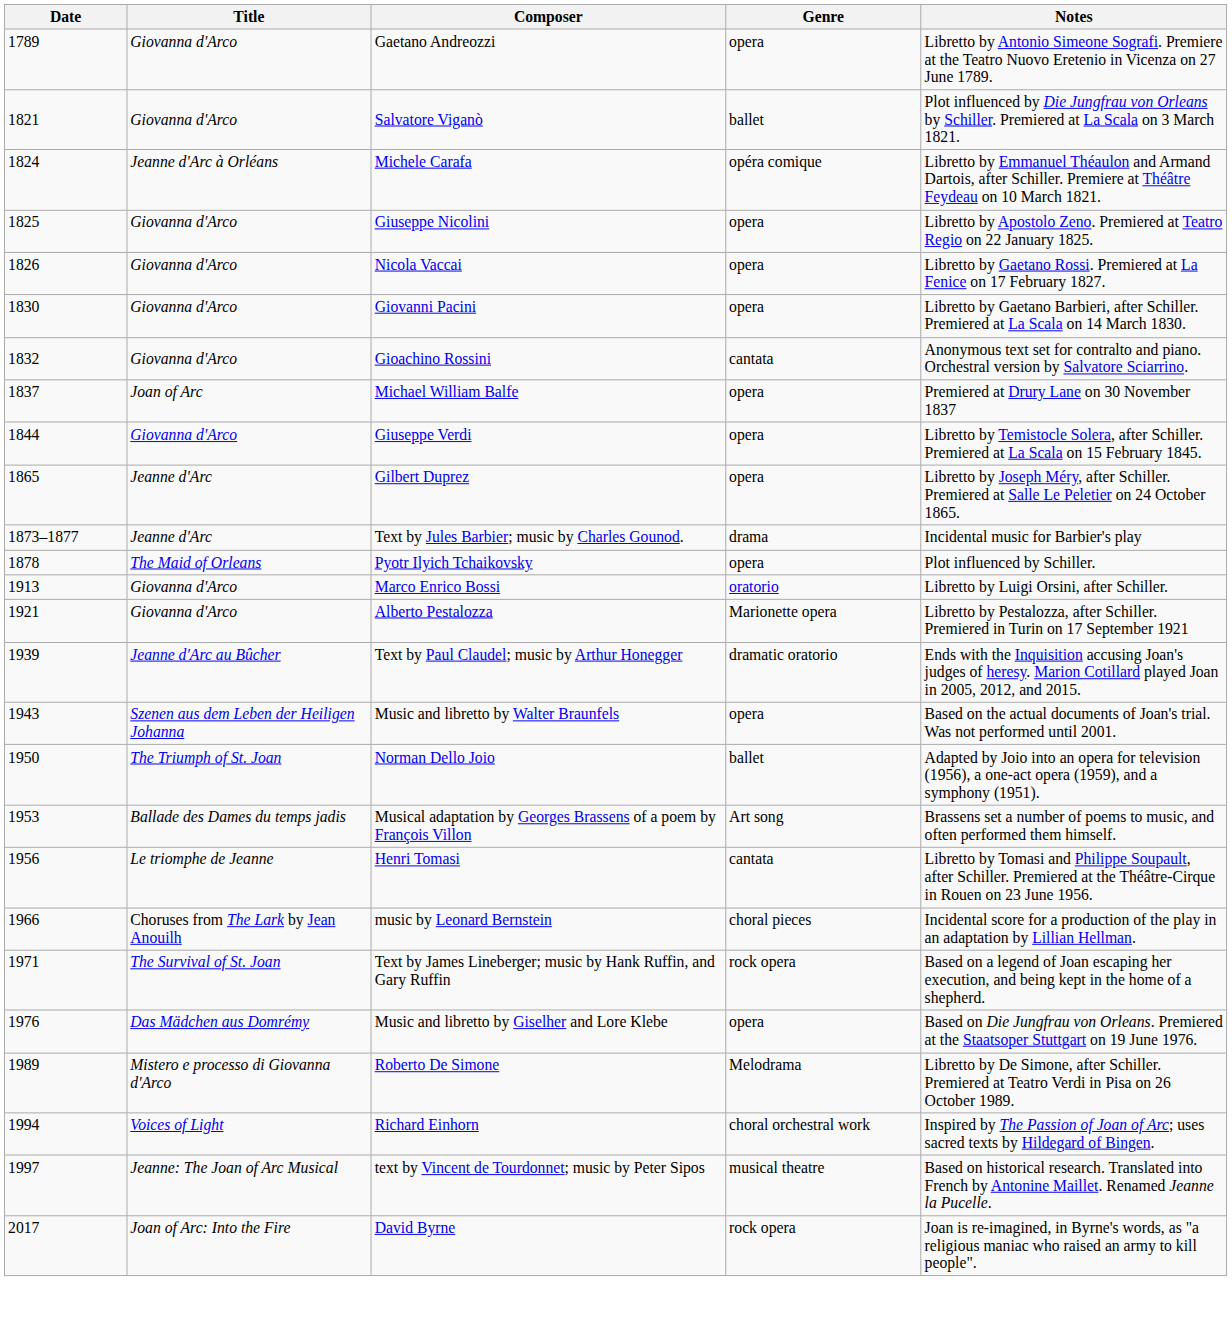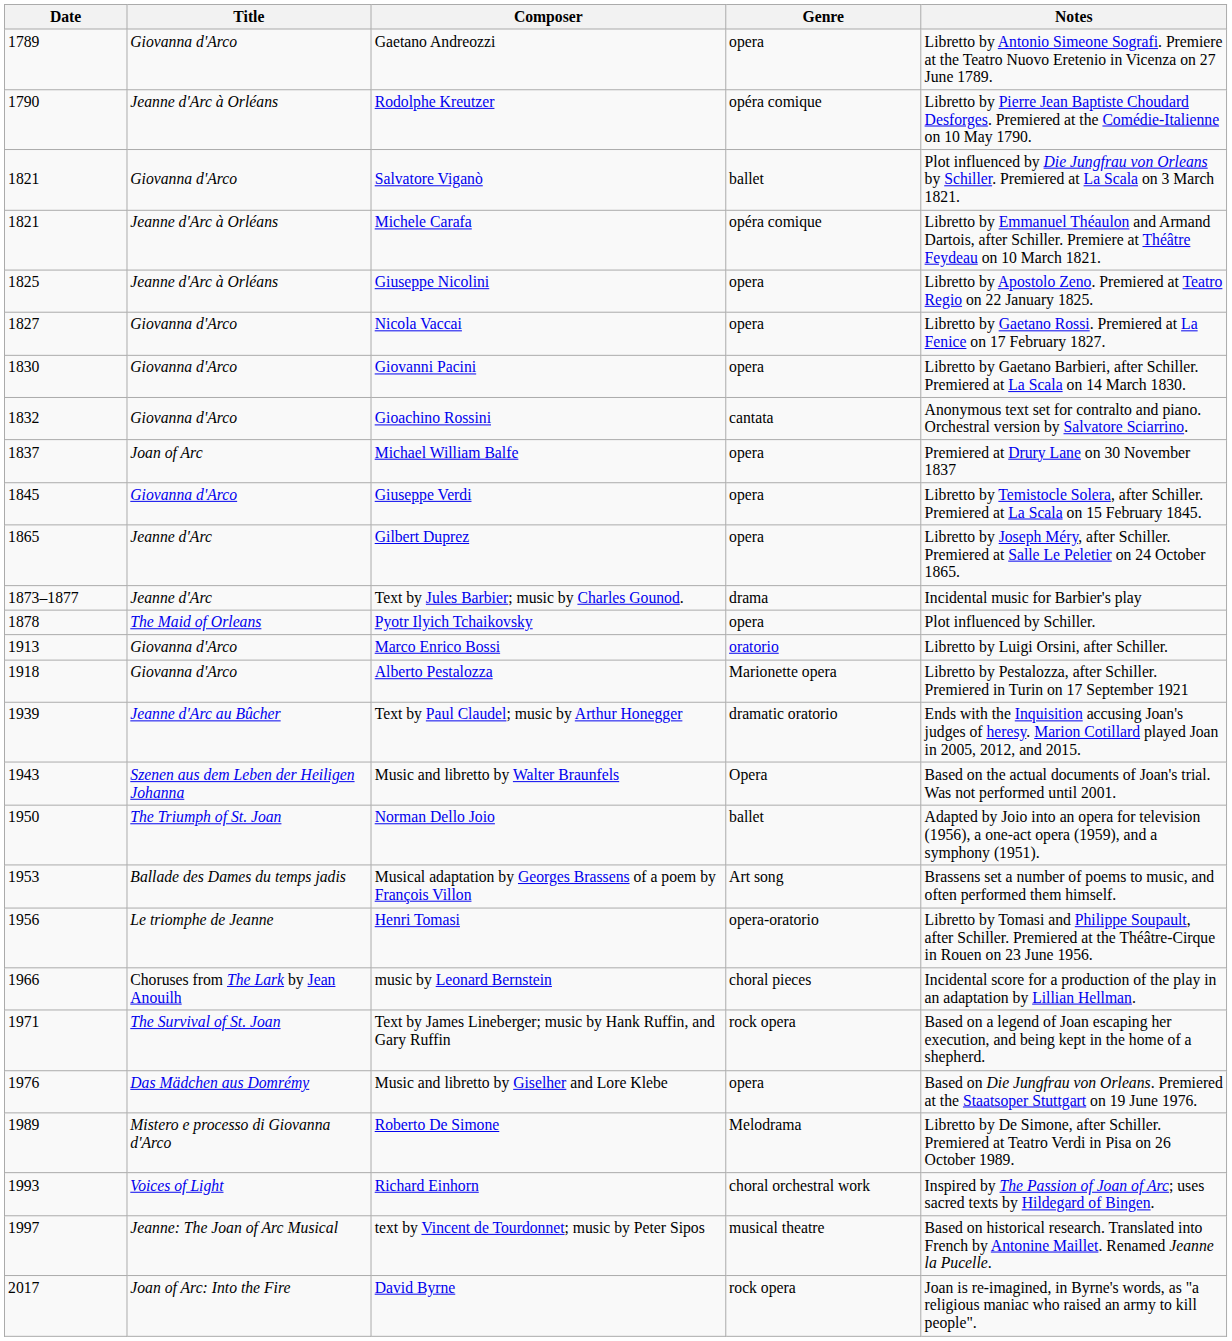+ row: (435, 101)
(24, 162) 1824 -> (24, 222) 1821
(184, 222) Giovanna d'Arco -> (204, 282) Jeanne d'Arc à Orléans
(24, 264) 1826 -> (24, 324) 1827
(24, 434) 1844 -> (24, 494) 1845
(24, 612) 1921 -> (24, 672) 1918
(747, 714) opera -> (748, 774) Opera
(751, 859) cantata -> (774, 920) opera-oratorio
(24, 1125) 1994 -> (24, 1185) 1993
